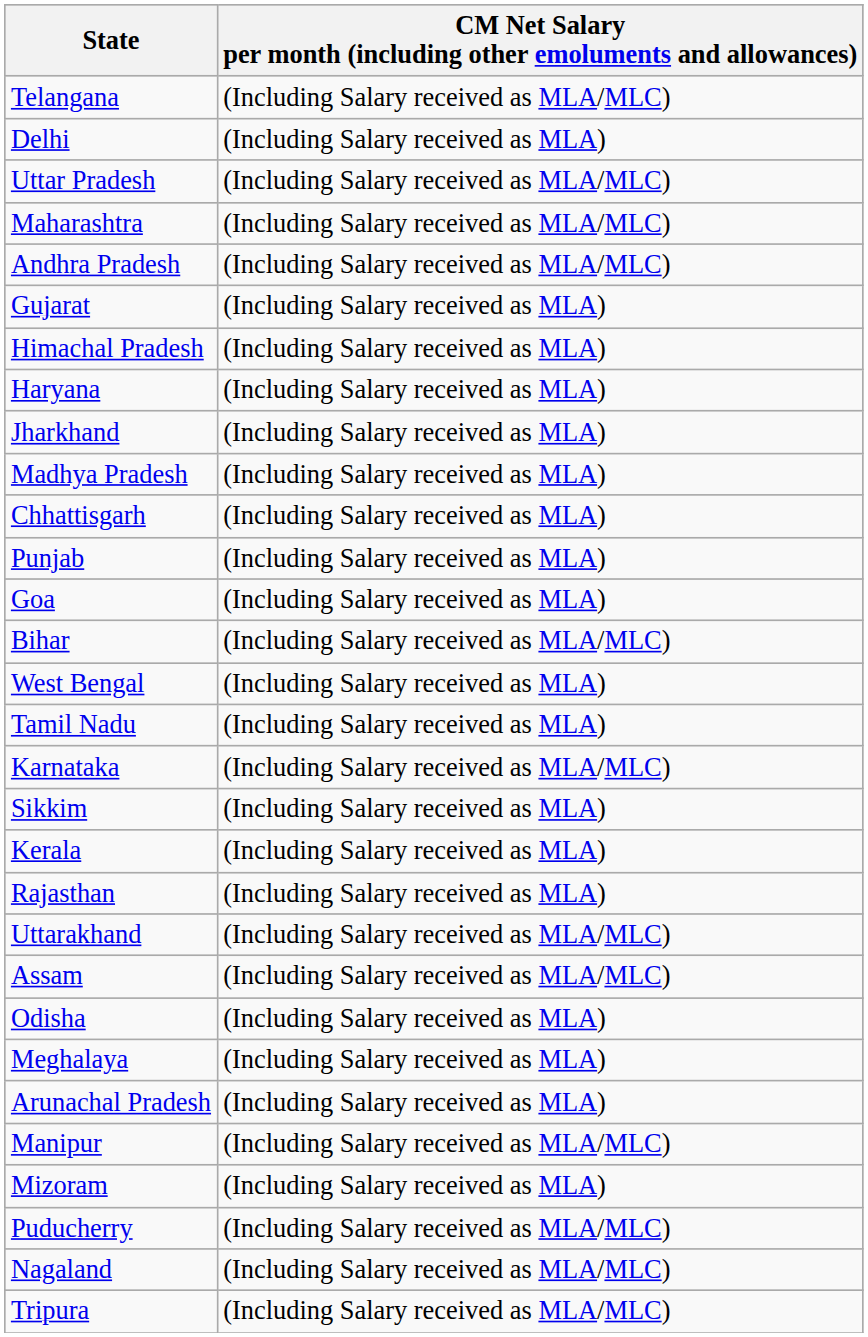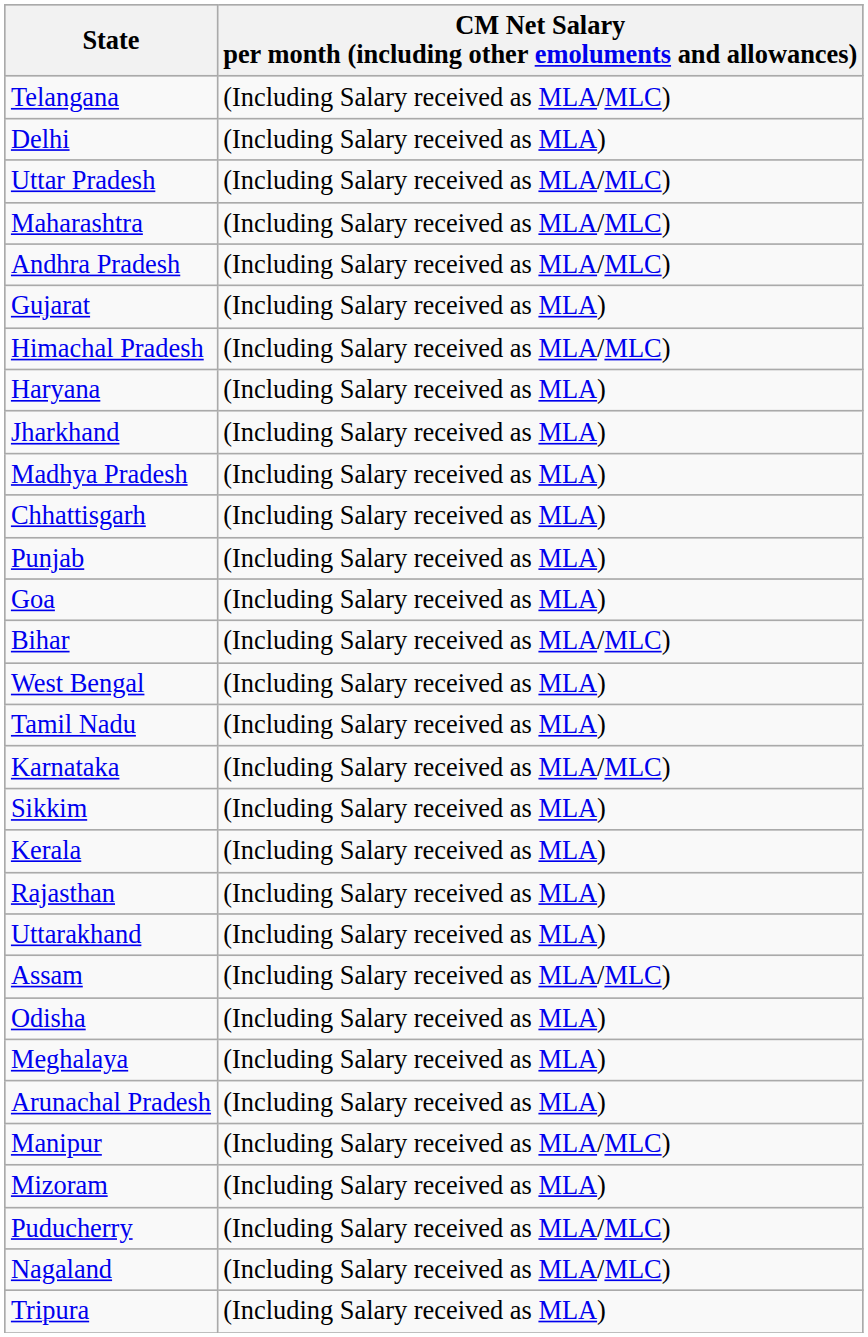(415, 348) (Including Salary received as MLA) -> (447, 348) (Including Salary received as MLA/MLC)
(447, 934) (Including Salary received as MLA/MLC) -> (415, 934) (Including Salary received as MLA)
(447, 1311) (Including Salary received as MLA/MLC) -> (415, 1311) (Including Salary received as MLA)
